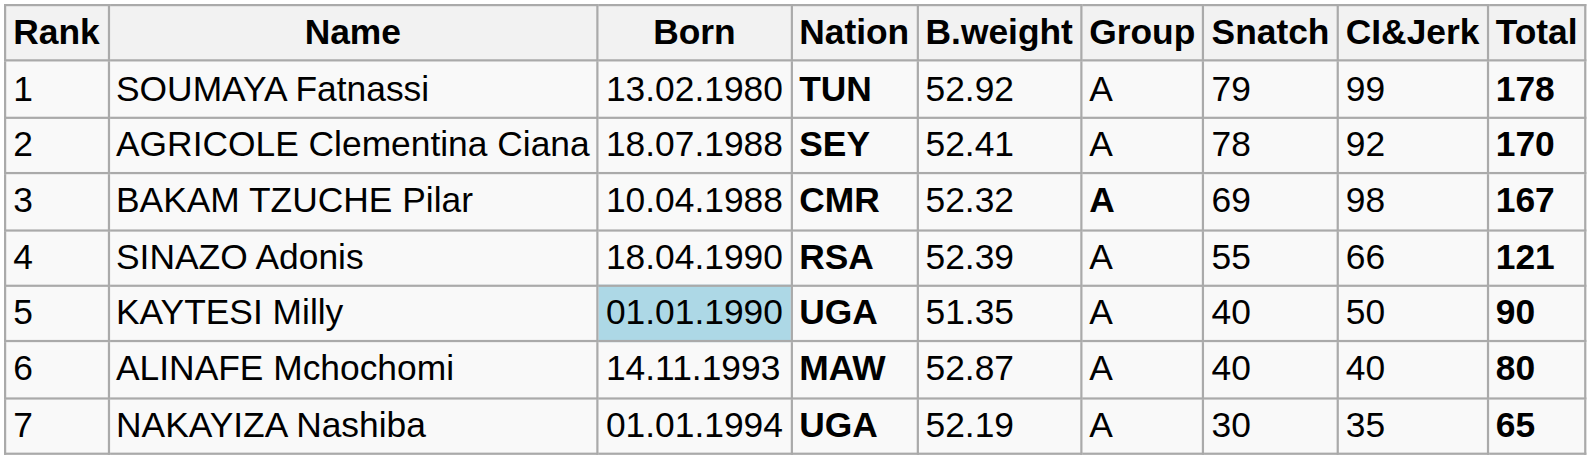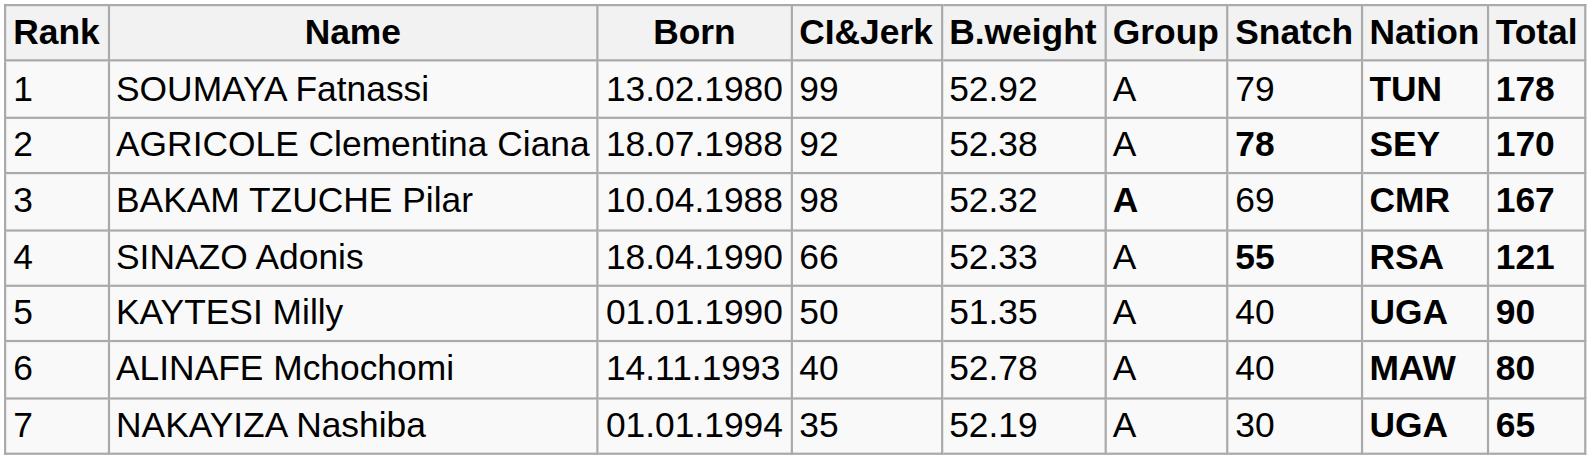columns swapped: (854, 32) <-> (1413, 32)
(970, 144) 52.41 -> (993, 144) 52.38
(1231, 144) normal -> (1255, 144) bold
(970, 256) 52.39 -> (993, 256) 52.33
(1231, 256) normal -> (1255, 256) bold
(694, 312) lightblue background -> (694, 312) no background
(970, 369) 52.87 -> (993, 369) 52.78
